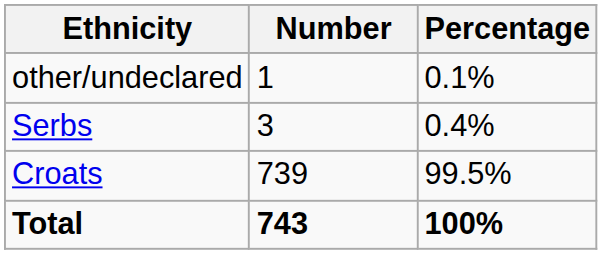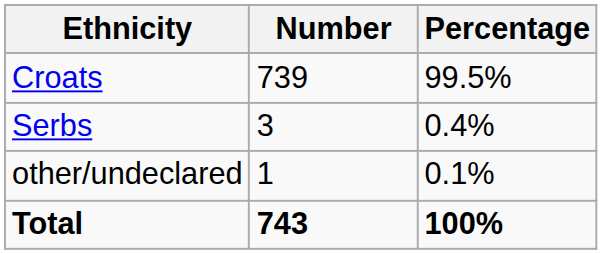rows swapped: (57, 175) <-> (127, 77)
